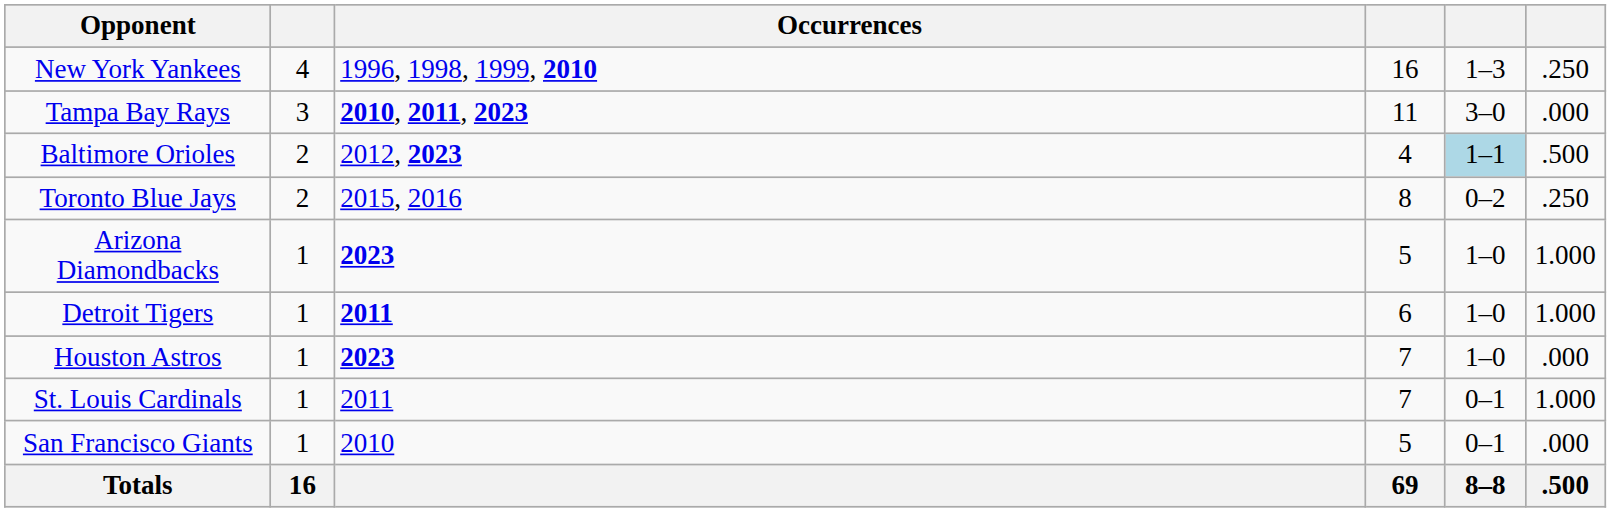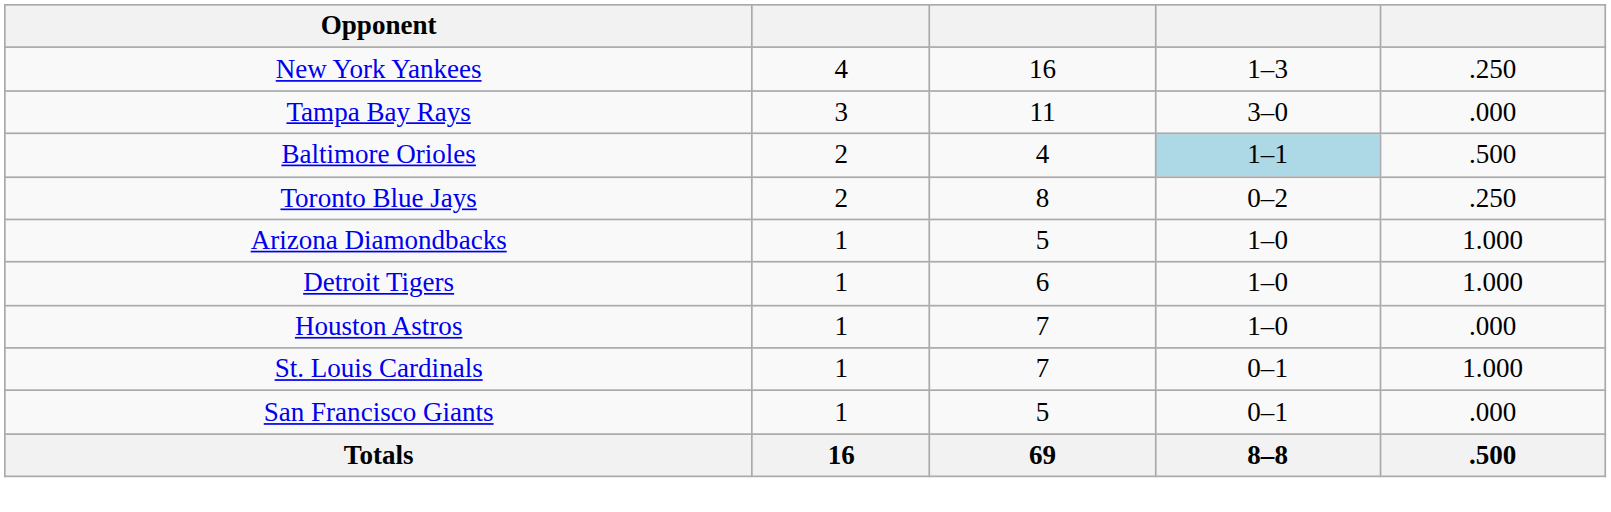- column: (850, 25)
